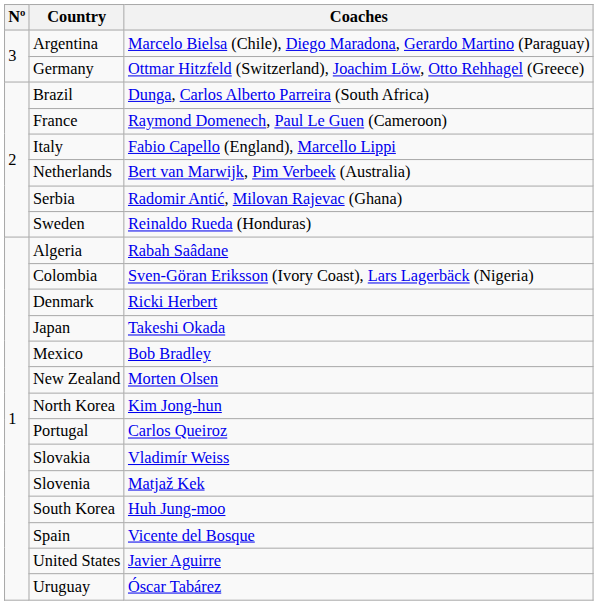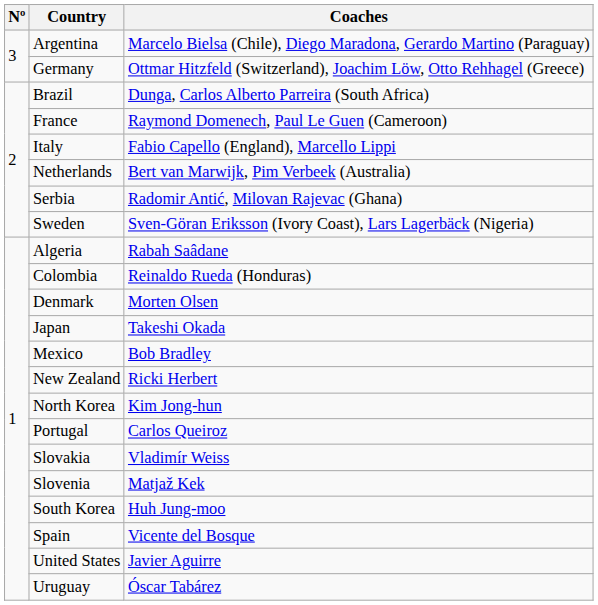(220, 224) Reinaldo Rueda (Honduras) -> (331, 224) Sven-Göran Eriksson (Ivory Coast), Lars Lagerbäck (Nigeria)
(331, 276) Sven-Göran Eriksson (Ivory Coast), Lars Lagerbäck (Nigeria) -> (220, 276) Reinaldo Rueda (Honduras)
(173, 302) Ricki Herbert -> (173, 302) Morten Olsen
(173, 379) Morten Olsen -> (173, 379) Ricki Herbert
